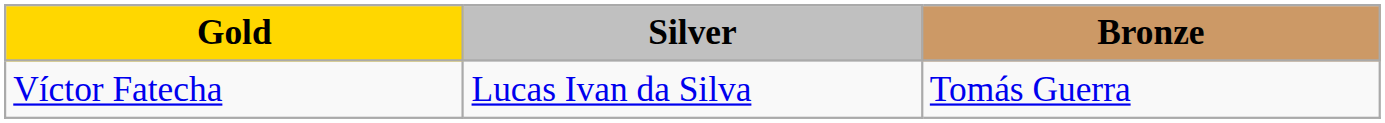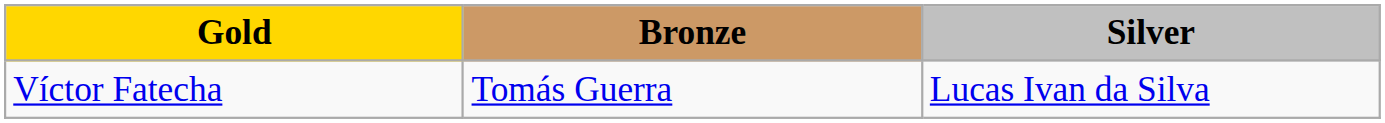columns swapped: (693, 32) <-> (1151, 32)
